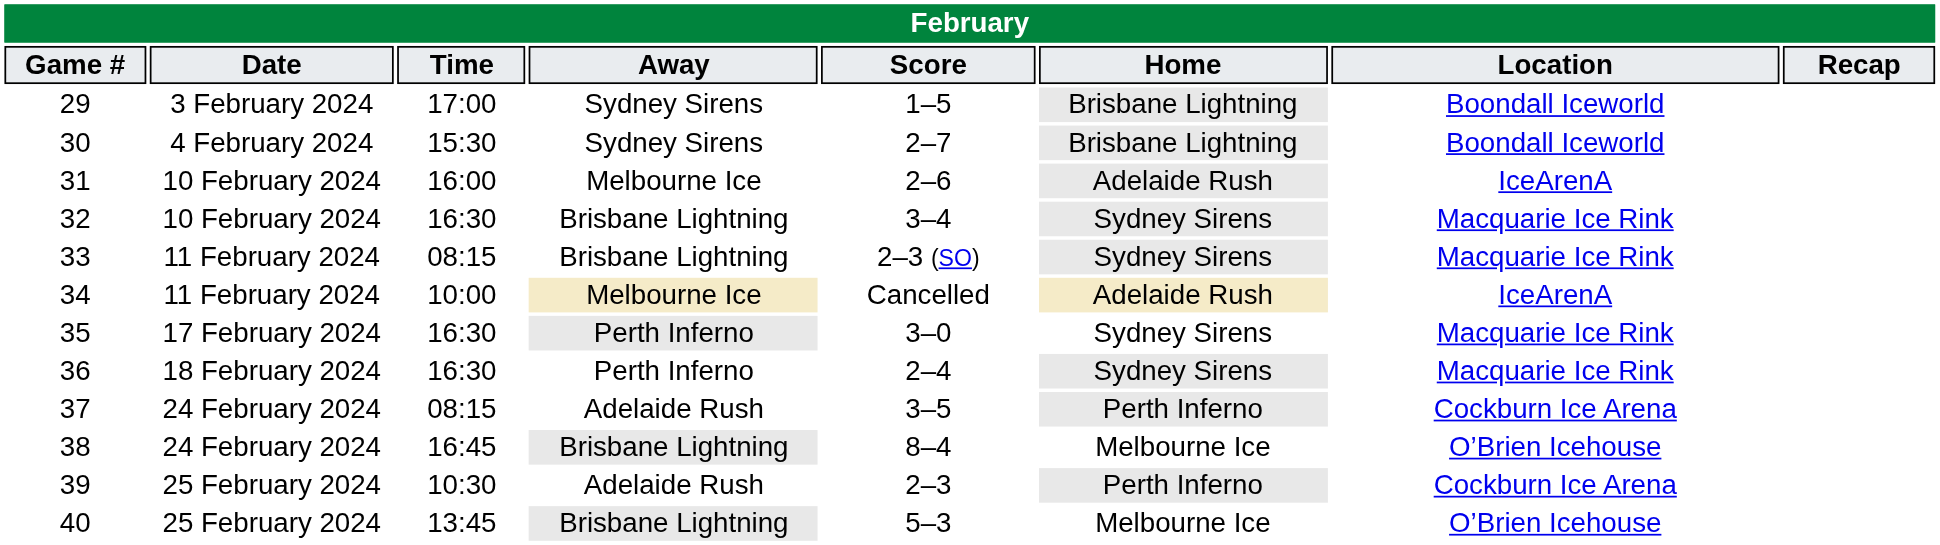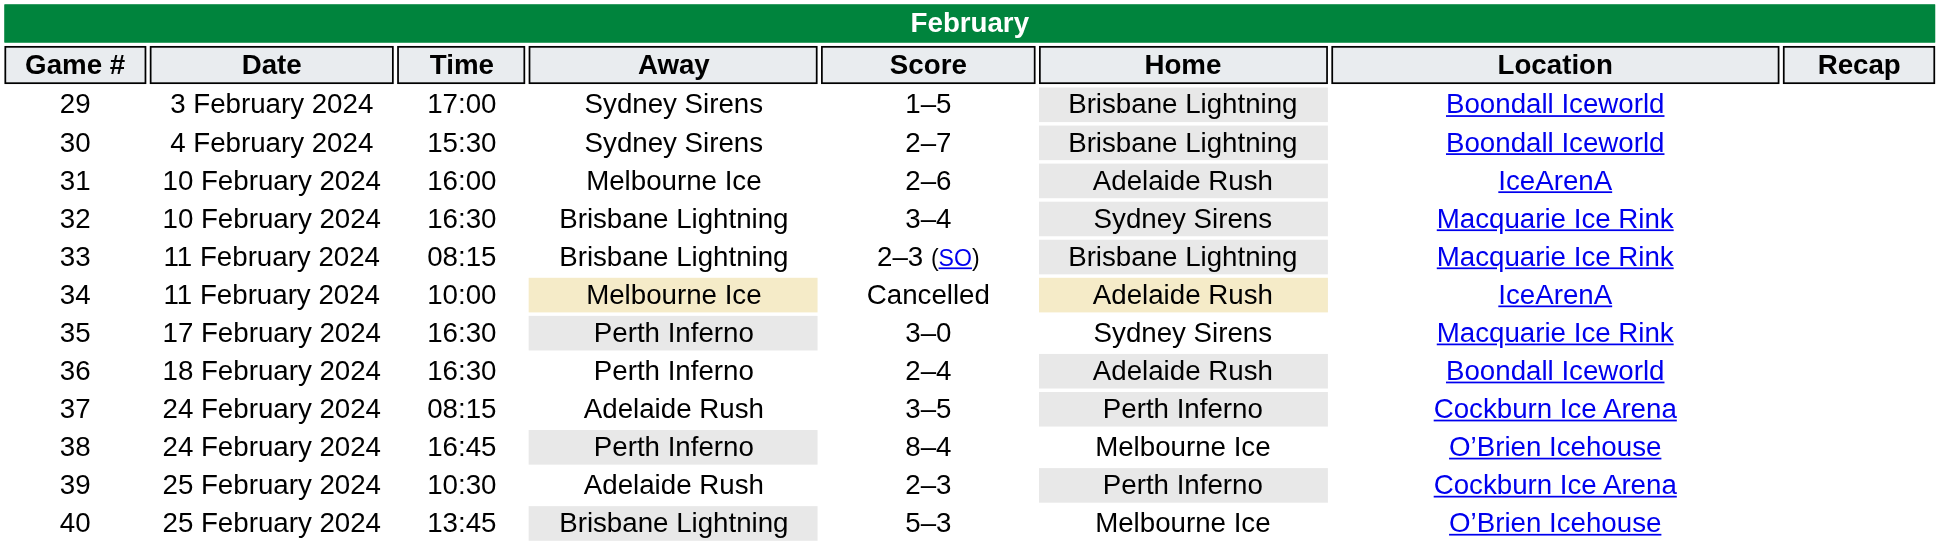(1183, 256) Sydney Sirens -> (1183, 256) Brisbane Lightning
(1183, 370) Sydney Sirens -> (1183, 370) Adelaide Rush
(1555, 370) Macquarie Ice Rink -> (1555, 370) Boondall Iceworld
(674, 446) Brisbane Lightning -> (674, 446) Perth Inferno
